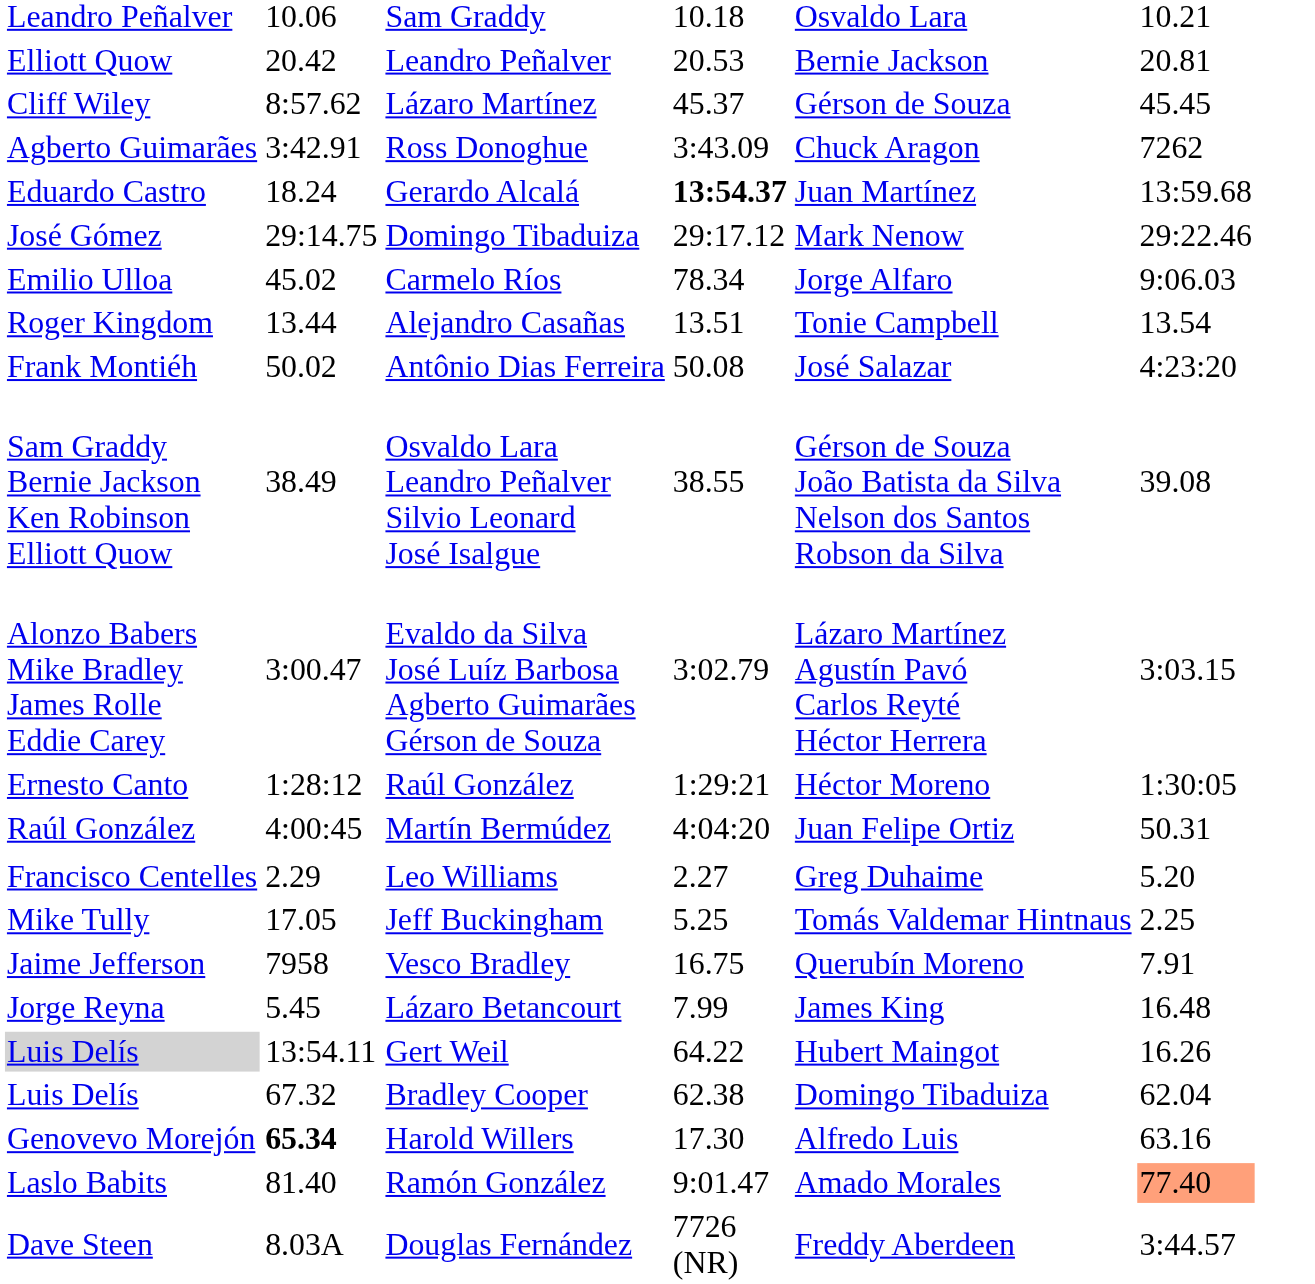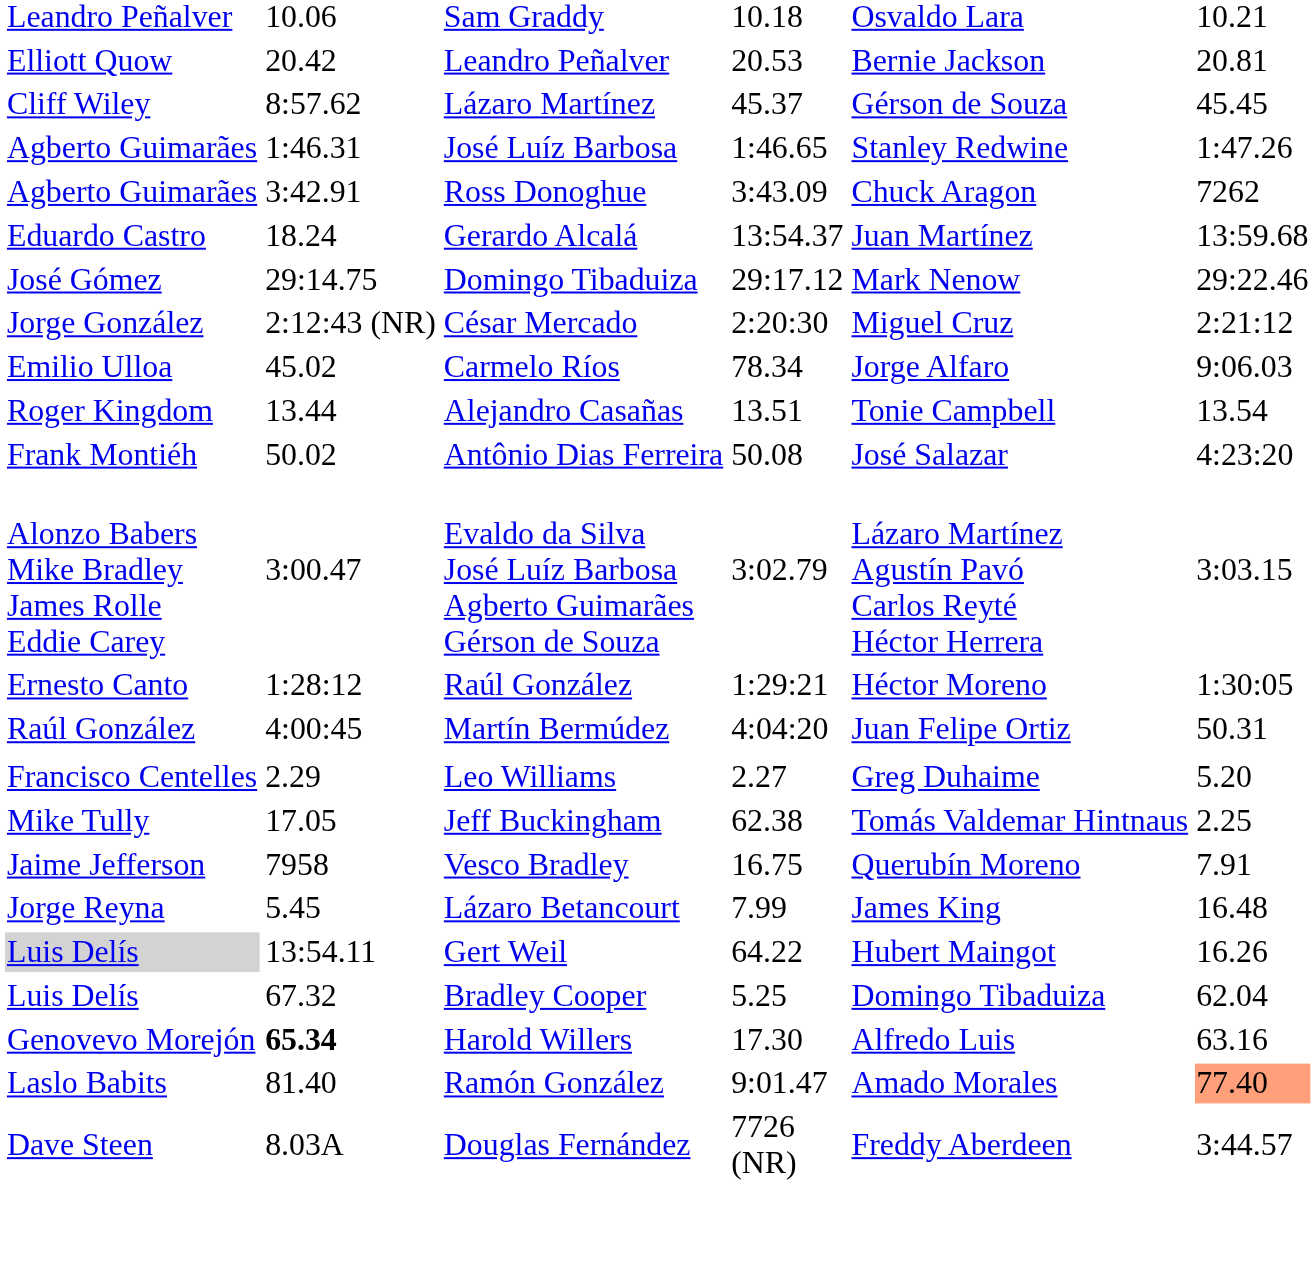+ row: (561, 147)
(730, 191) bold -> (787, 235) normal
+ row: (541, 322)
- row: (498, 499)
(701, 919) 5.25 -> (767, 820) 62.38
(709, 1094) 62.38 -> (759, 995) 5.25
